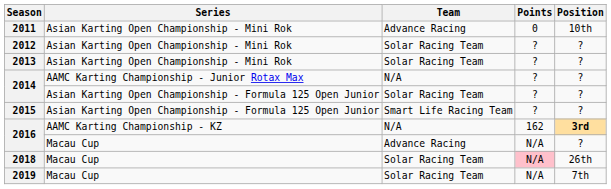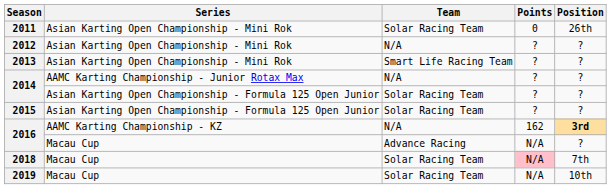(425, 29) Advance Racing -> (434, 29) Solar Racing Team
(580, 29) 10th -> (580, 29) 26th
(434, 45) Solar Racing Team -> (393, 45) N/A
(434, 61) Solar Racing Team -> (448, 61) Smart Life Racing Team
(448, 110) Smart Life Racing Team -> (434, 110) Solar Racing Team
(580, 159) 26th -> (580, 159) 7th
(580, 175) 7th -> (580, 175) 10th
